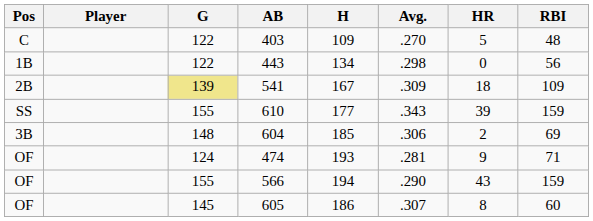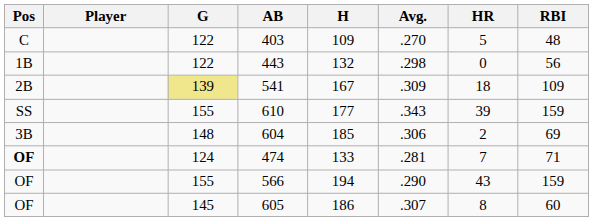(343, 63) 134 -> (343, 63) 132
(24, 157) normal -> (24, 157) bold
(343, 157) 193 -> (343, 157) 133
(483, 157) 9 -> (483, 157) 7
